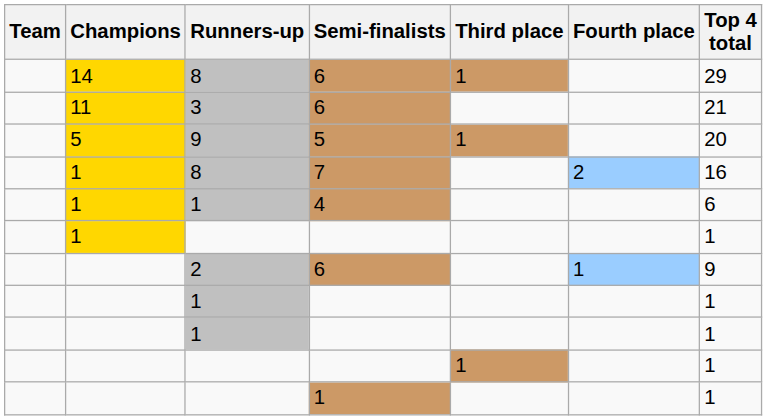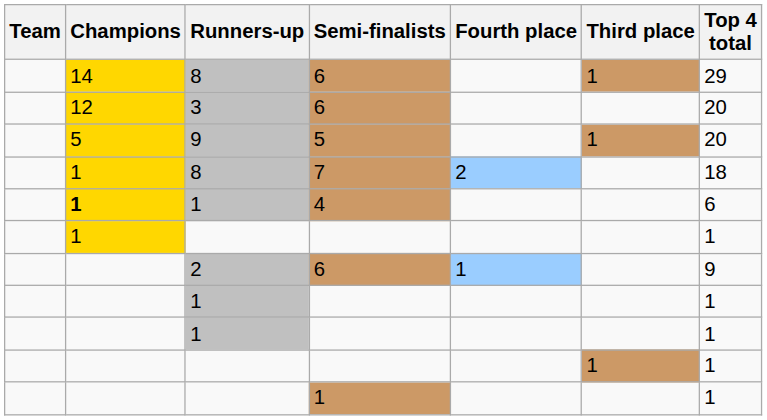columns swapped: (509, 32) <-> (634, 32)
(81, 107) 11 -> (82, 107) 12
(716, 107) 21 -> (716, 107) 20
(716, 172) 16 -> (716, 172) 18
(76, 204) normal -> (76, 204) bold
